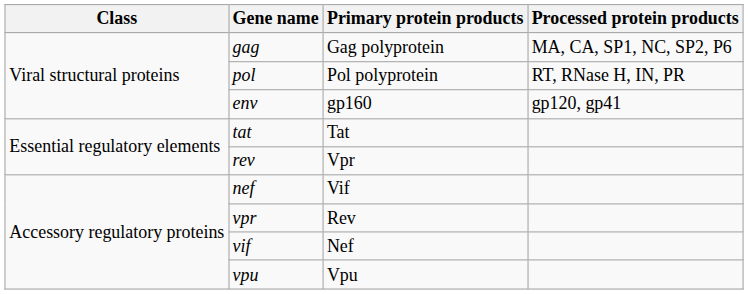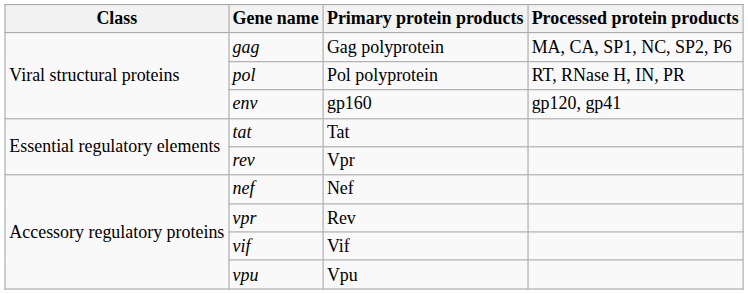(338, 189) Vif -> (340, 189) Nef
(340, 246) Nef -> (338, 246) Vif
